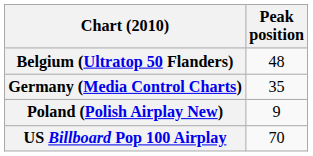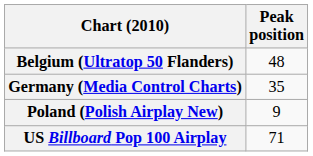(277, 138) 70 -> (277, 138) 71
